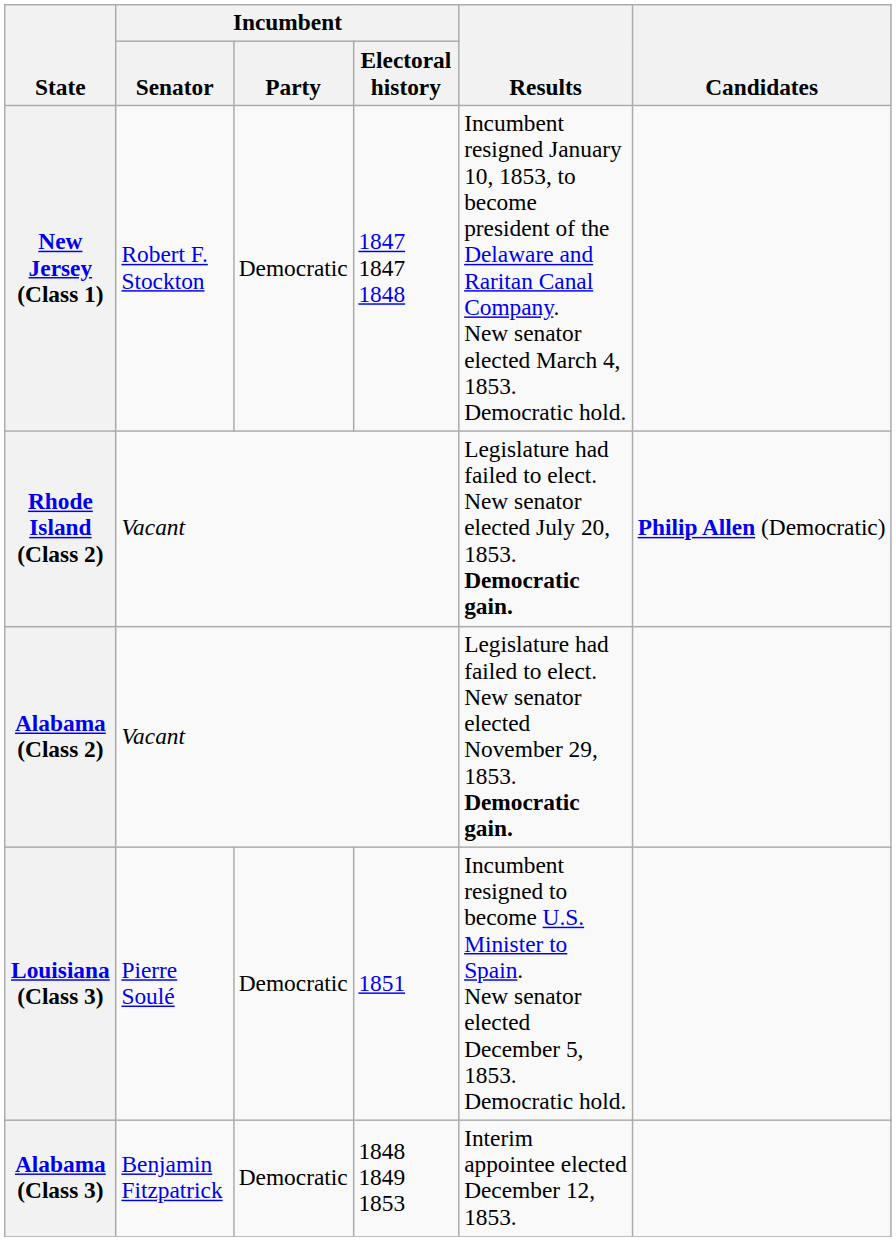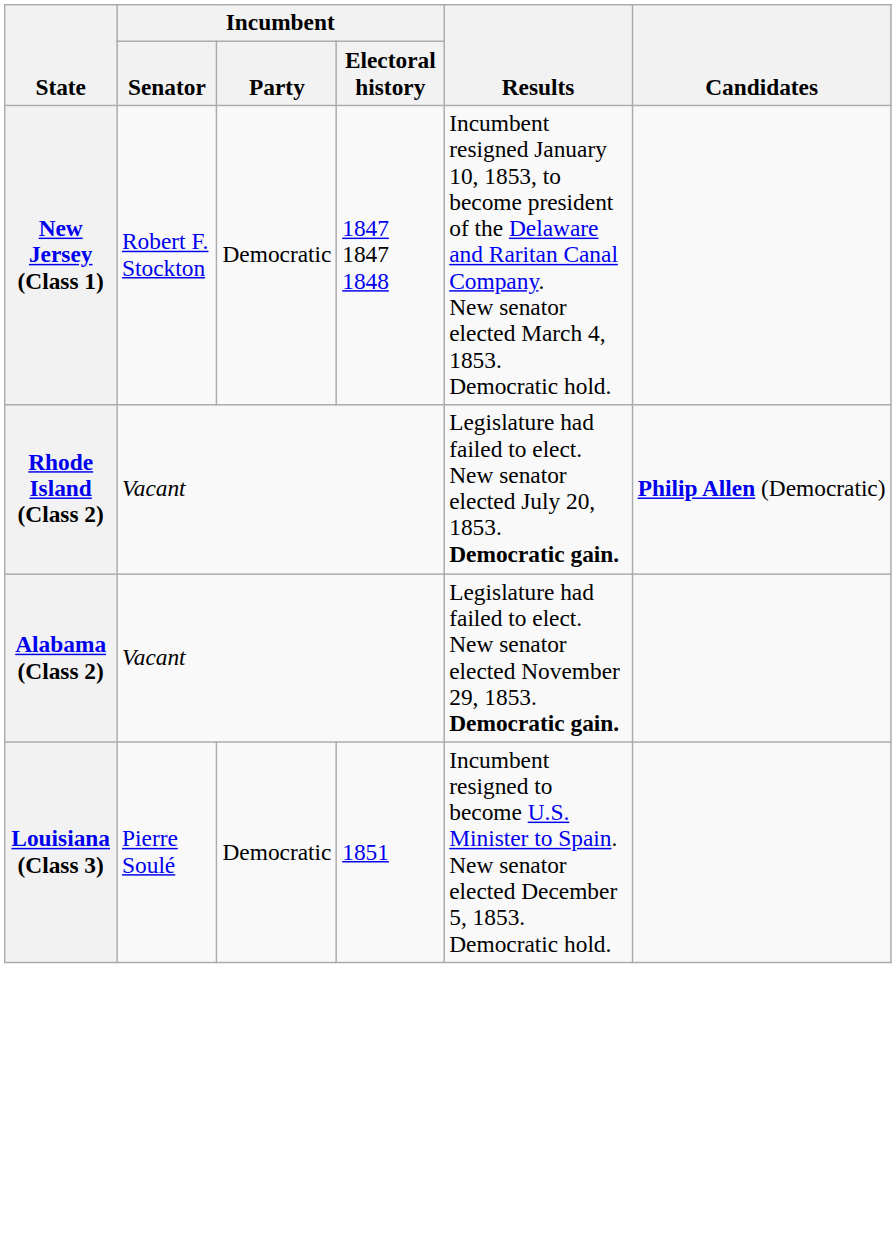- row: (60, 1178)
